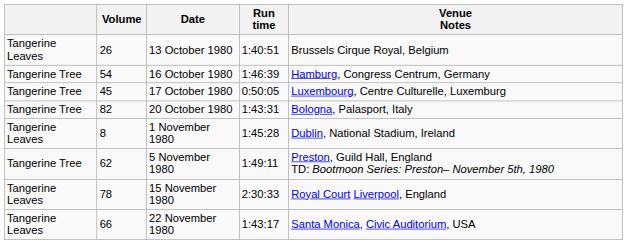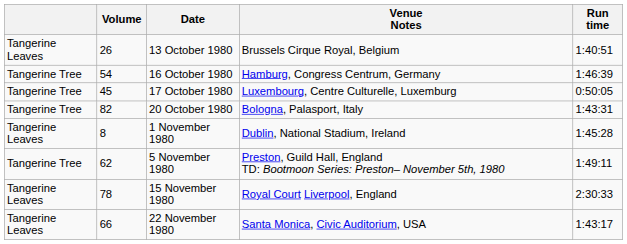columns swapped: (456, 19) <-> (264, 19)
